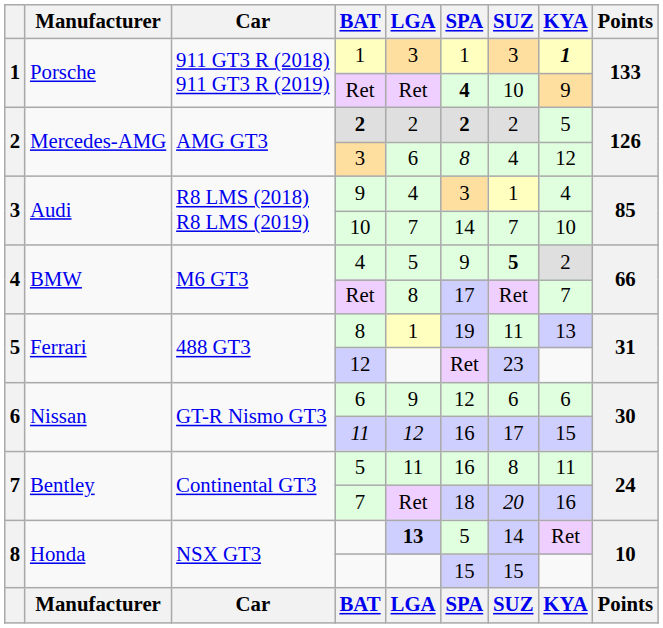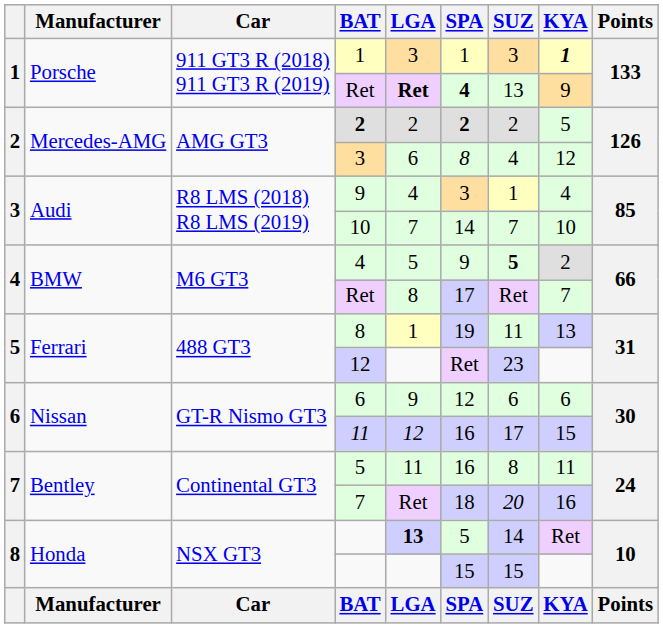(413, 89) normal -> (413, 89) bold
(513, 89) 10 -> (513, 89) 13
